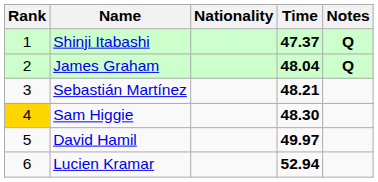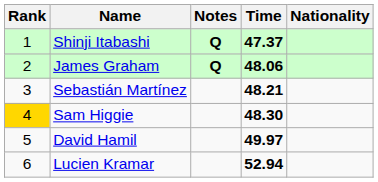columns swapped: (234, 16) <-> (348, 16)
(300, 66) 48.04 -> (264, 66) 48.06
